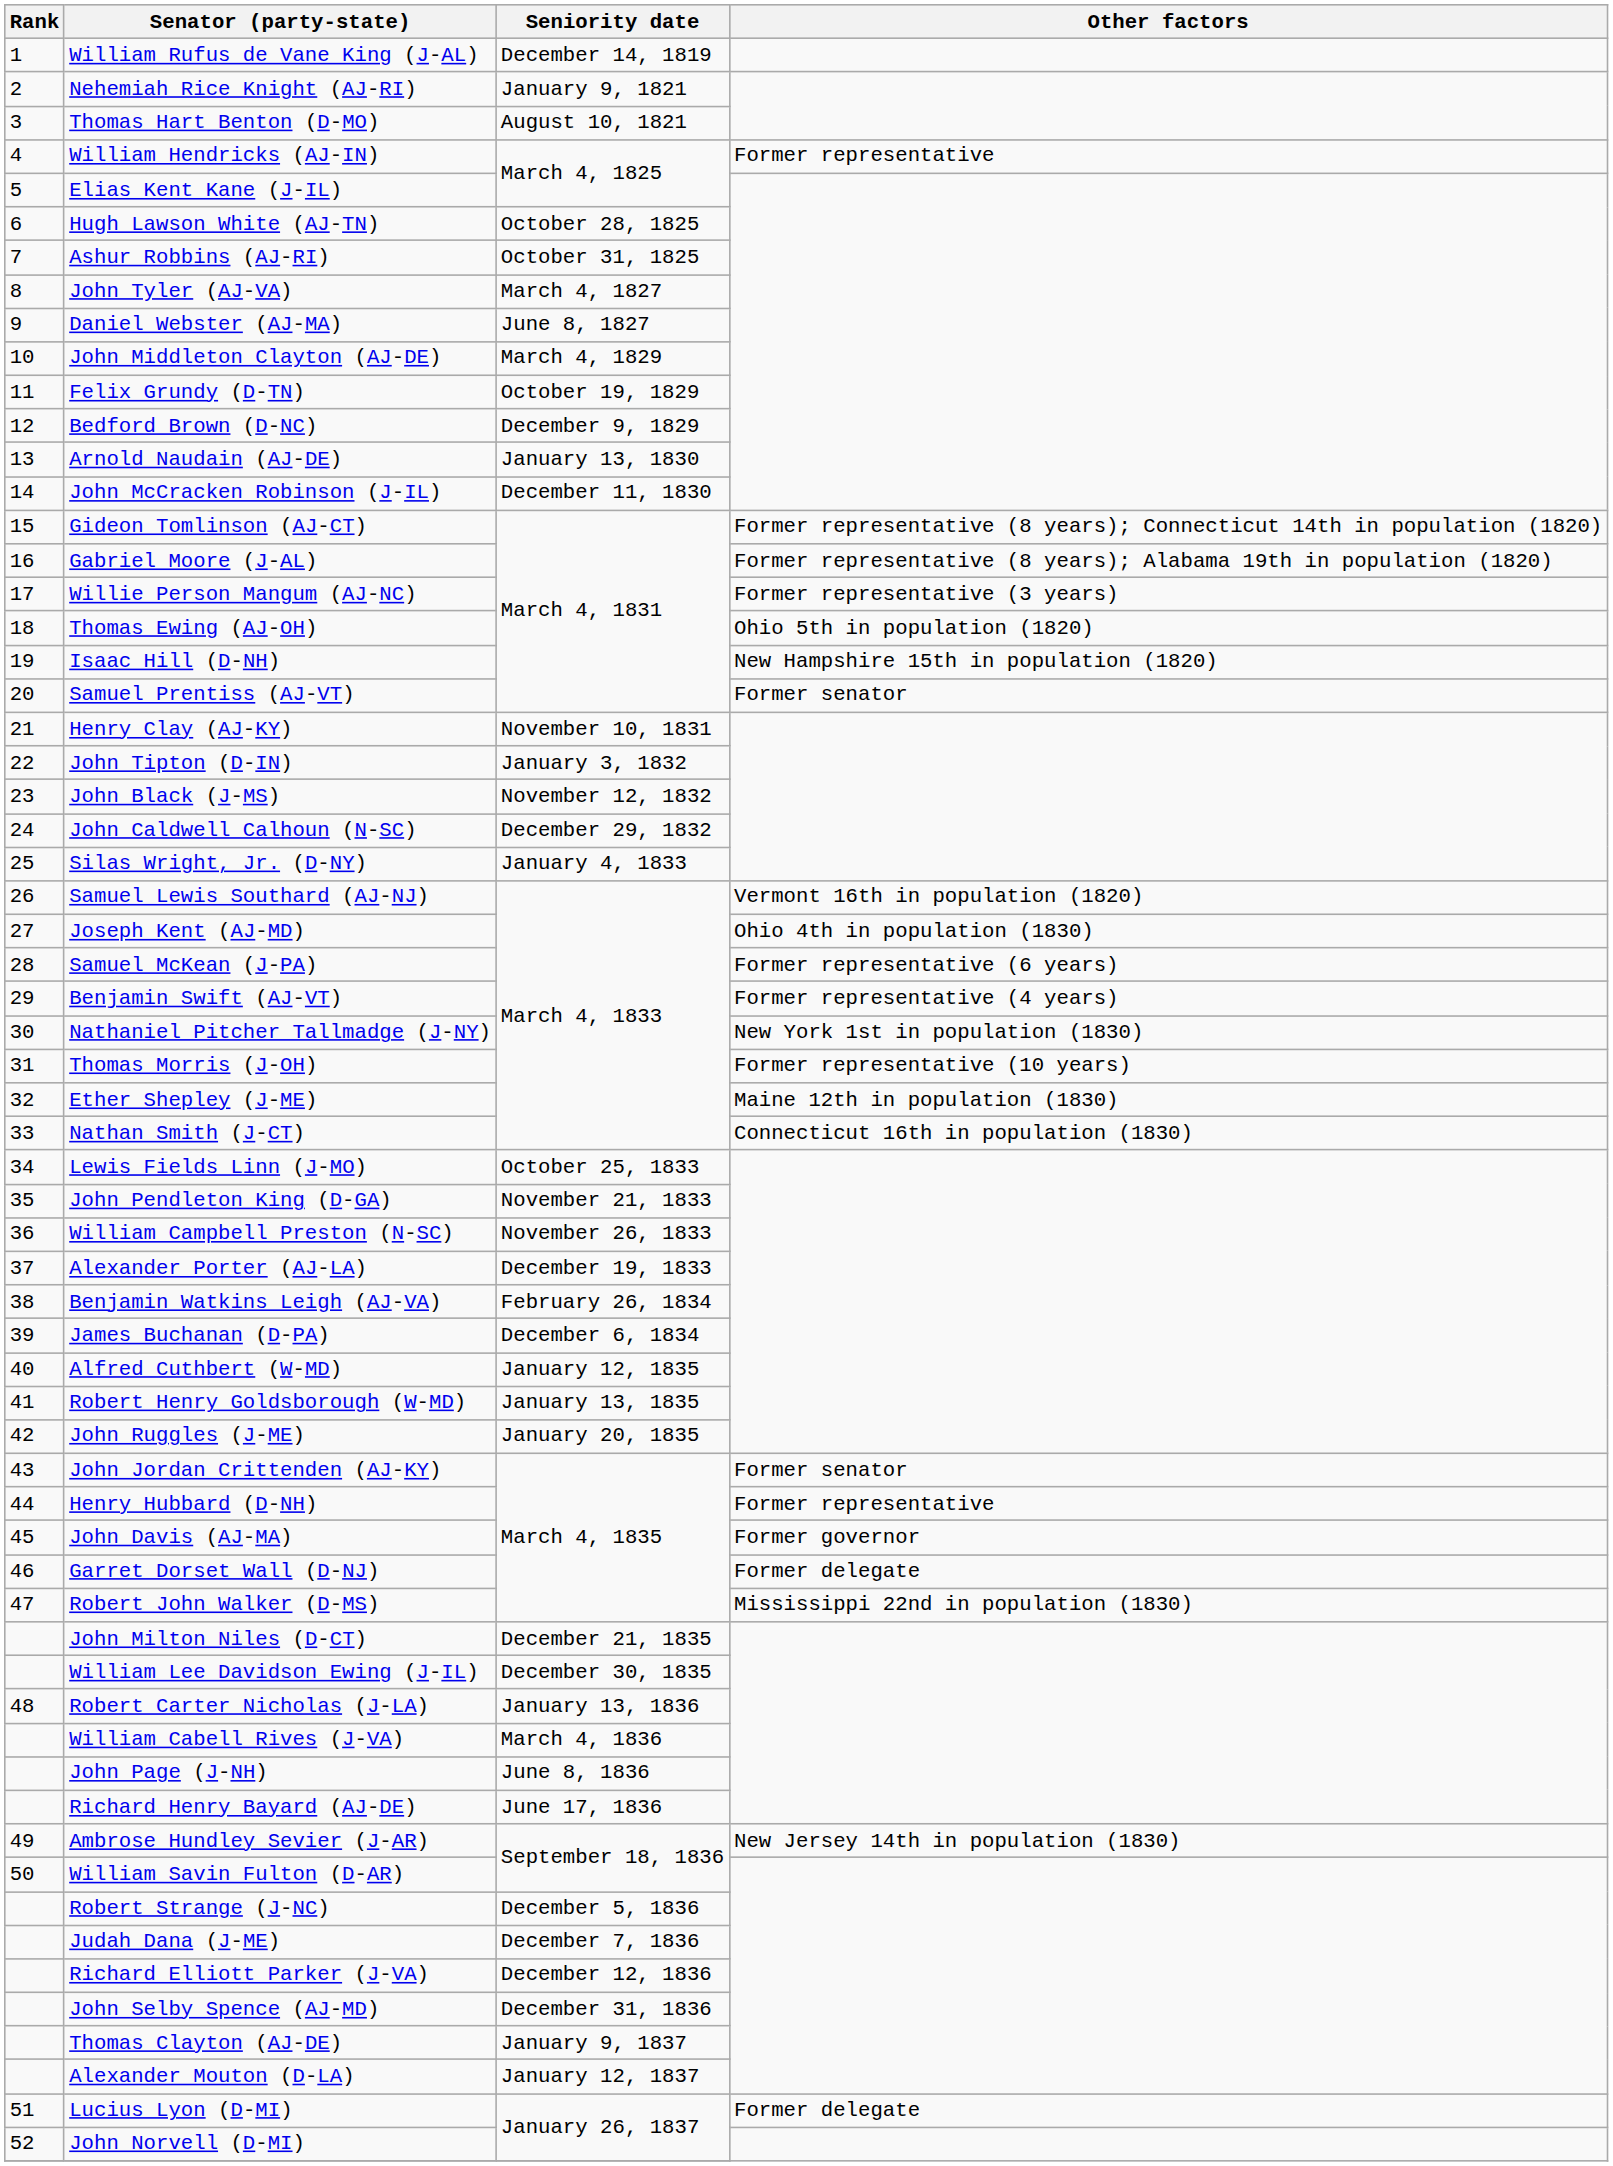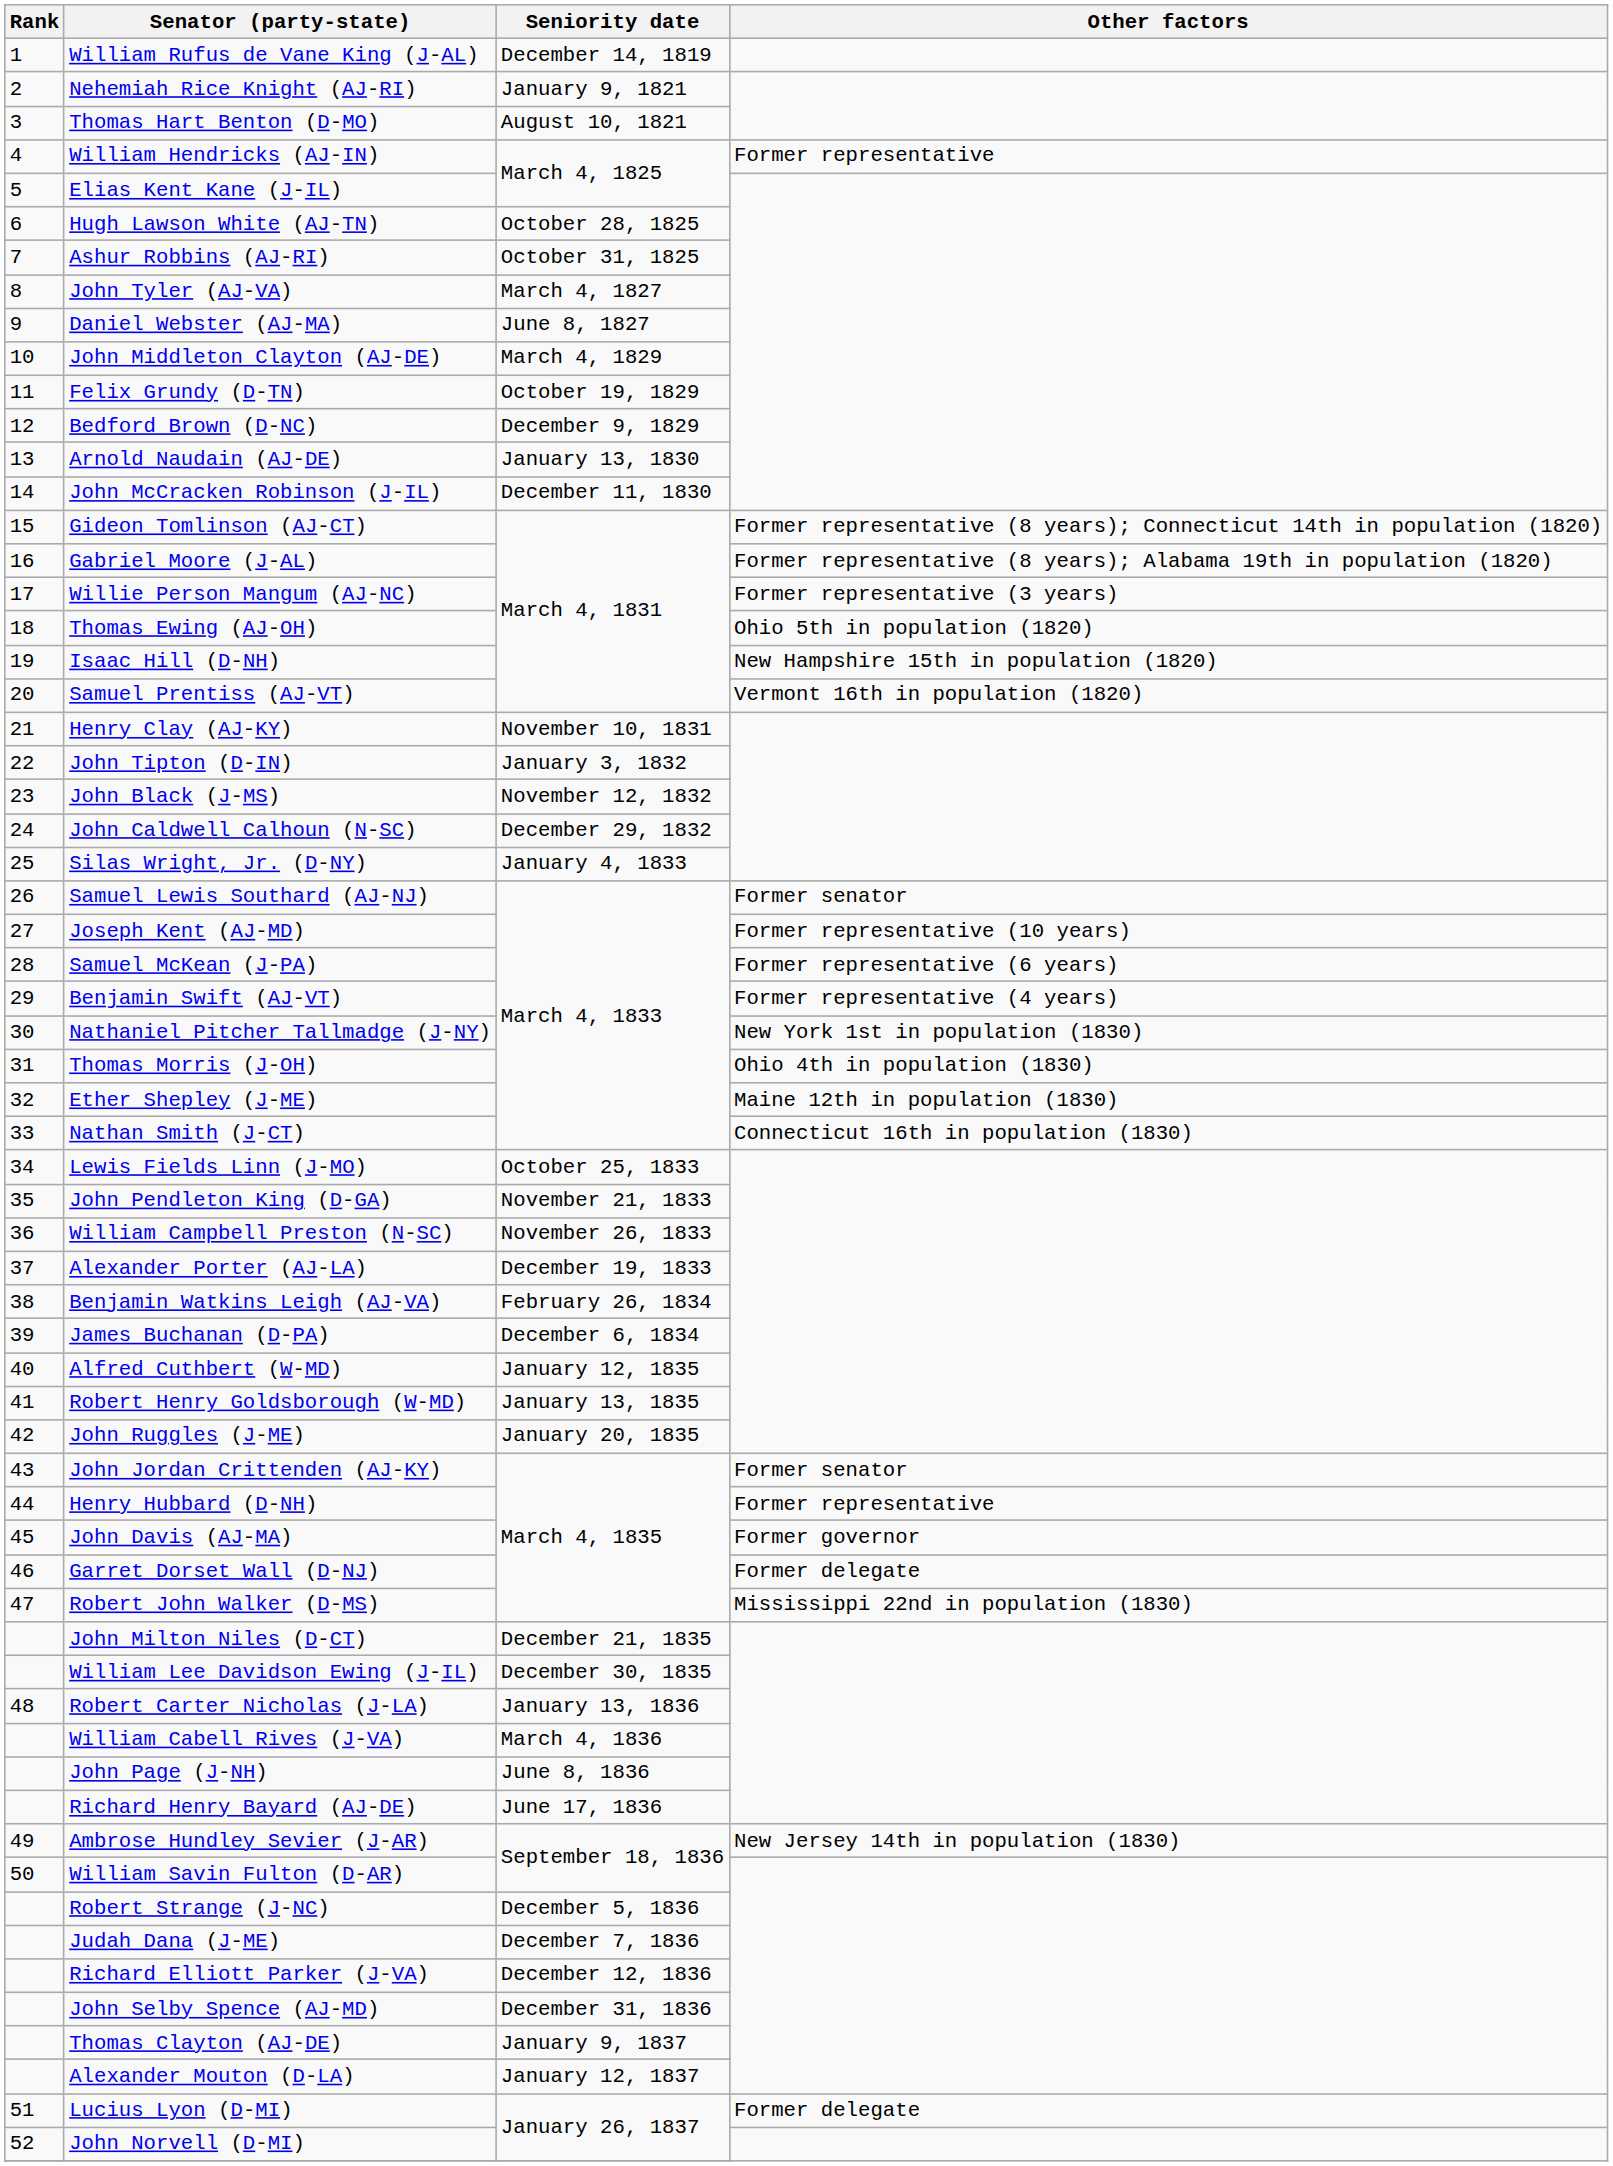(821, 695) Former senator -> (939, 695) Vermont 16th in population (1820)
(939, 898) Vermont 16th in population (1820) -> (821, 898) Former senator
(914, 931) Ohio 4th in population (1830) -> (932, 931) Former representative (10 years)
(932, 1066) Former representative (10 years) -> (914, 1066) Ohio 4th in population (1830)
